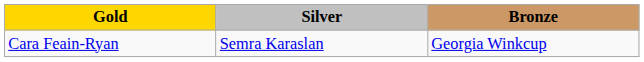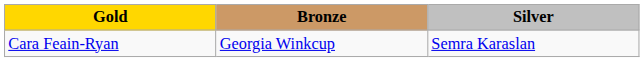columns swapped: (322, 17) <-> (533, 17)
